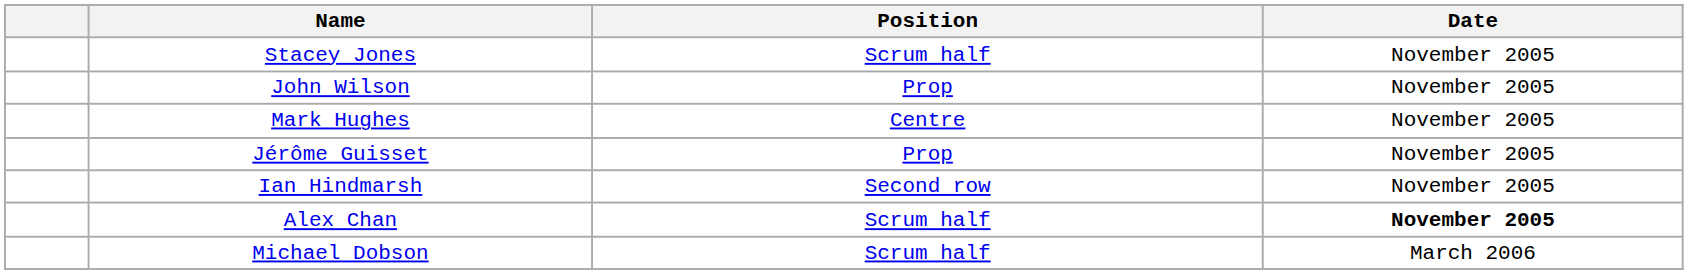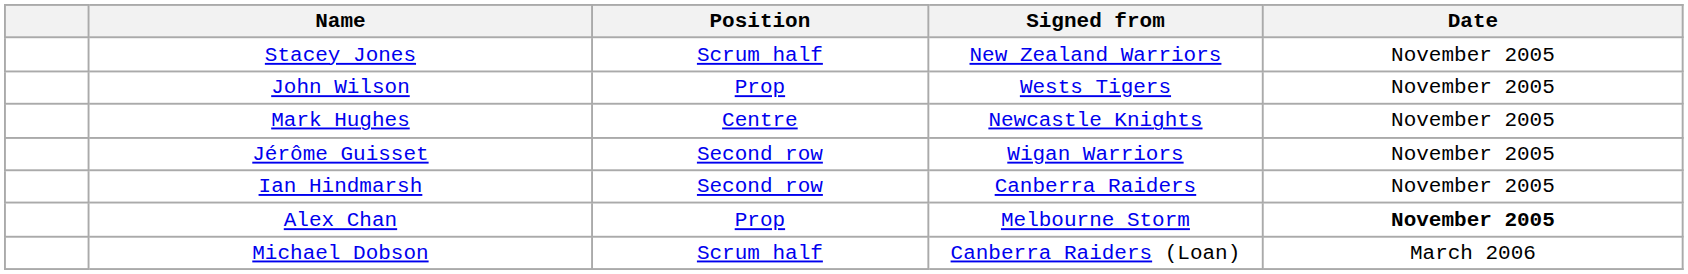+ column: (1095, 22)
(928, 154) Prop -> (760, 154) Second row
(928, 220) Scrum half -> (760, 220) Prop
